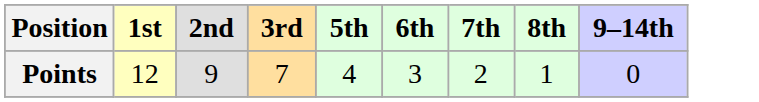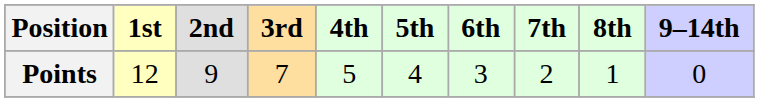+ column: (349, 27)
